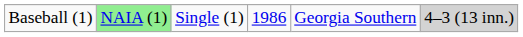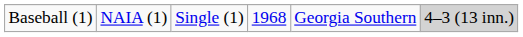(134, 18) lightgreen background -> (134, 18) no background
(269, 18) 1986 -> (269, 18) 1968
